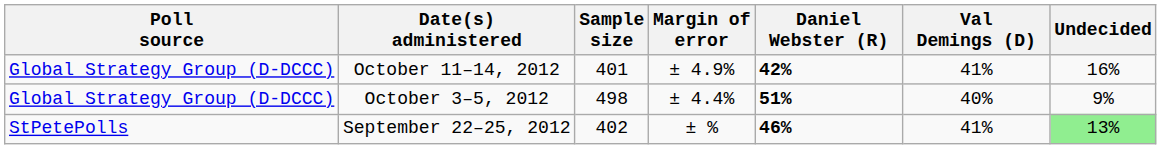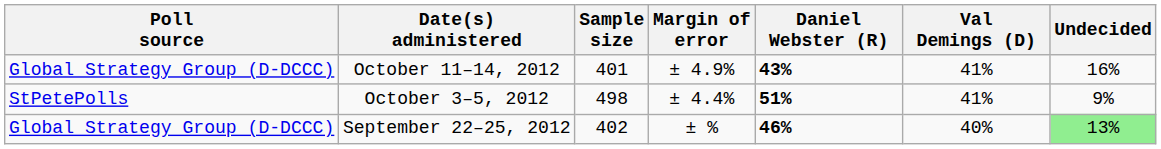(775, 70) 42% -> (775, 70) 43%
(172, 99) Global Strategy Group (D-DCCC) -> (69, 99) StPetePolls
(976, 99) 40% -> (976, 99) 41%
(69, 129) StPetePolls -> (172, 129) Global Strategy Group (D-DCCC)
(976, 129) 41% -> (976, 129) 40%
